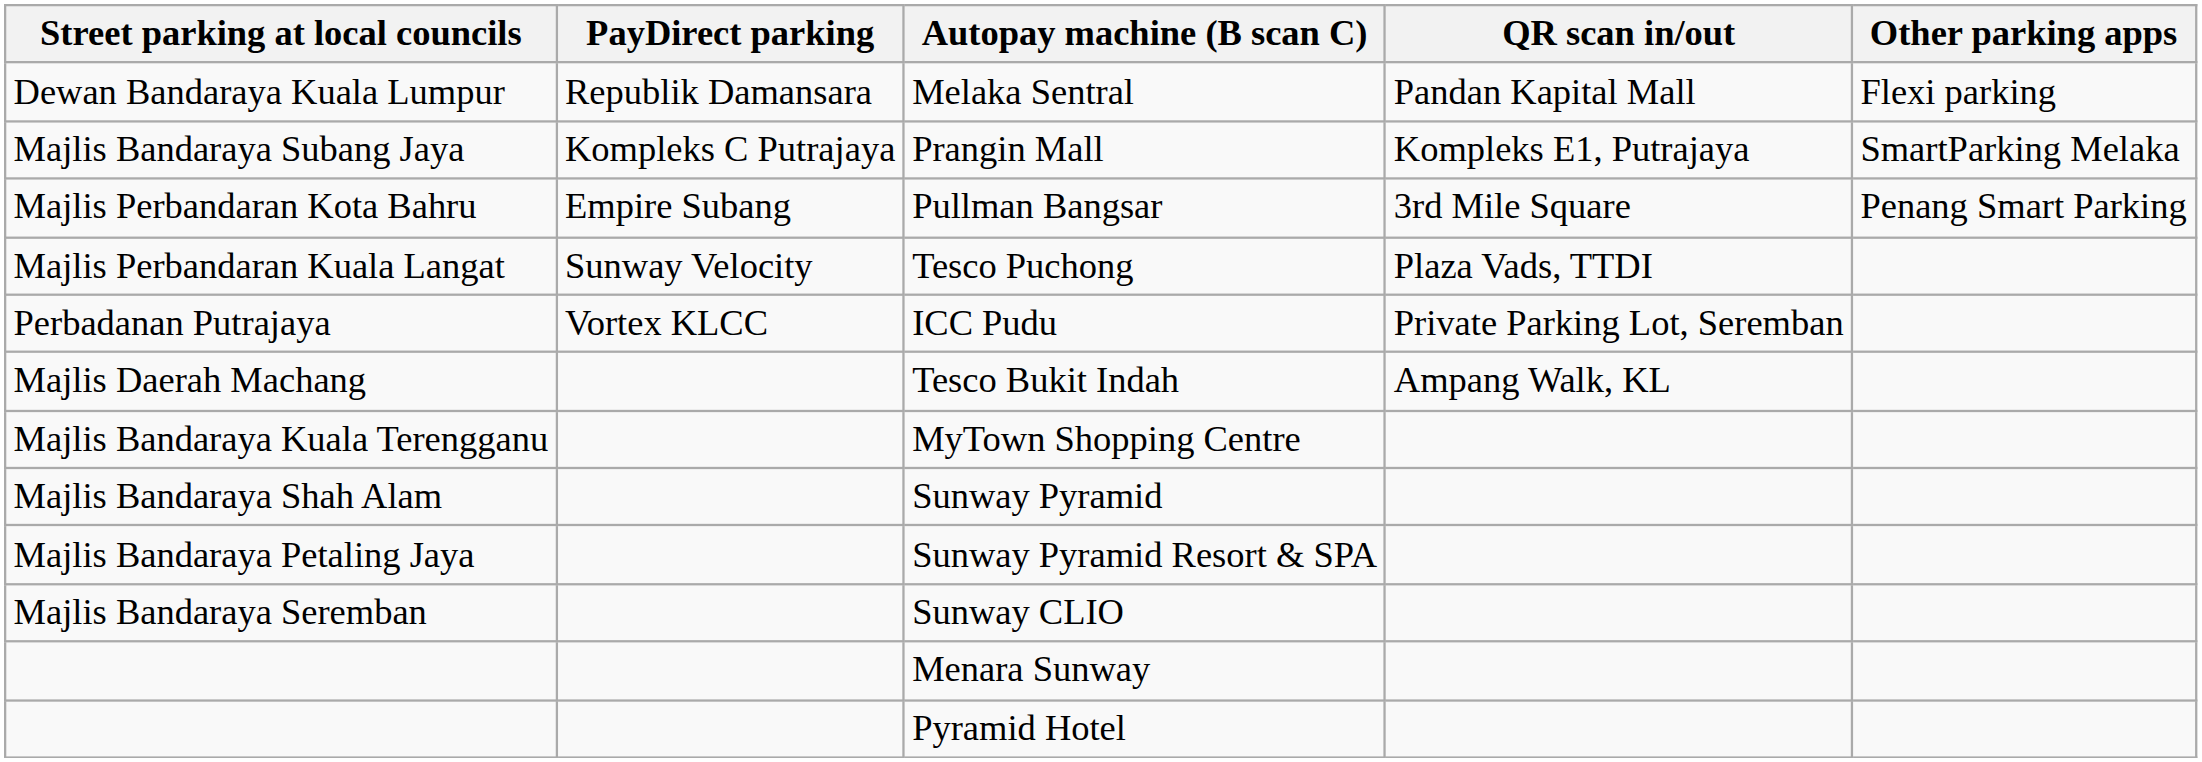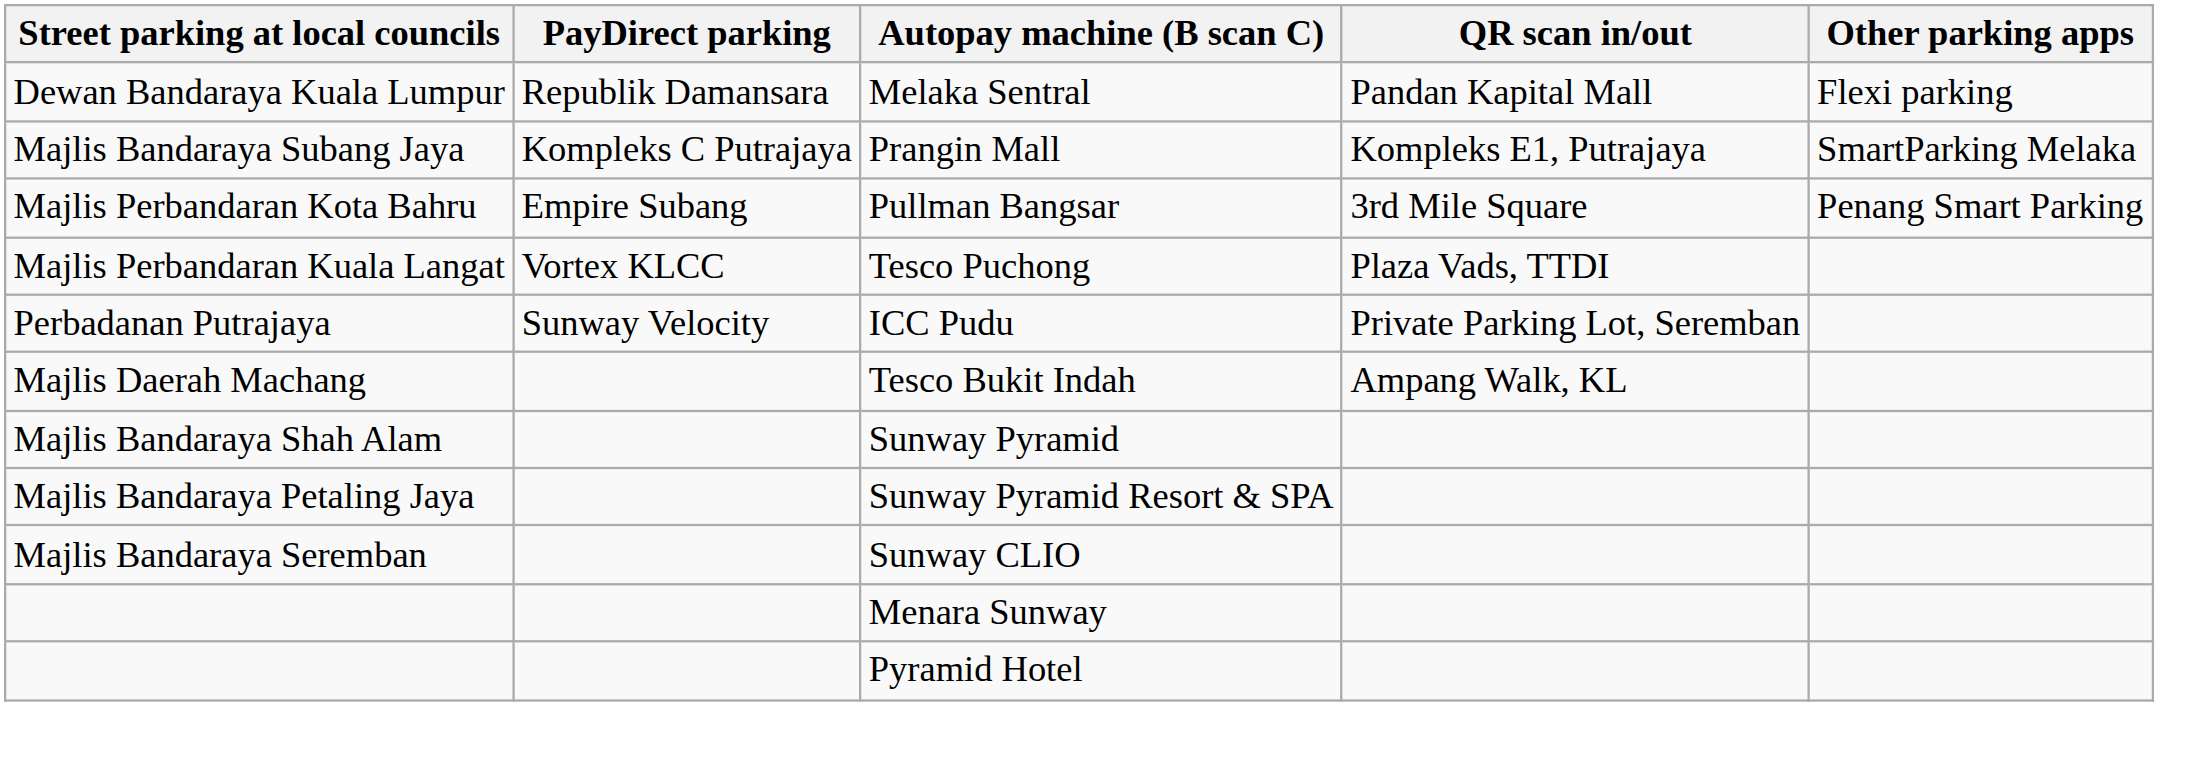(689, 264) Sunway Velocity -> (623, 264) Vortex KLCC
(667, 322) Vortex KLCC -> (645, 322) Sunway Velocity
- row: (1106, 438)
